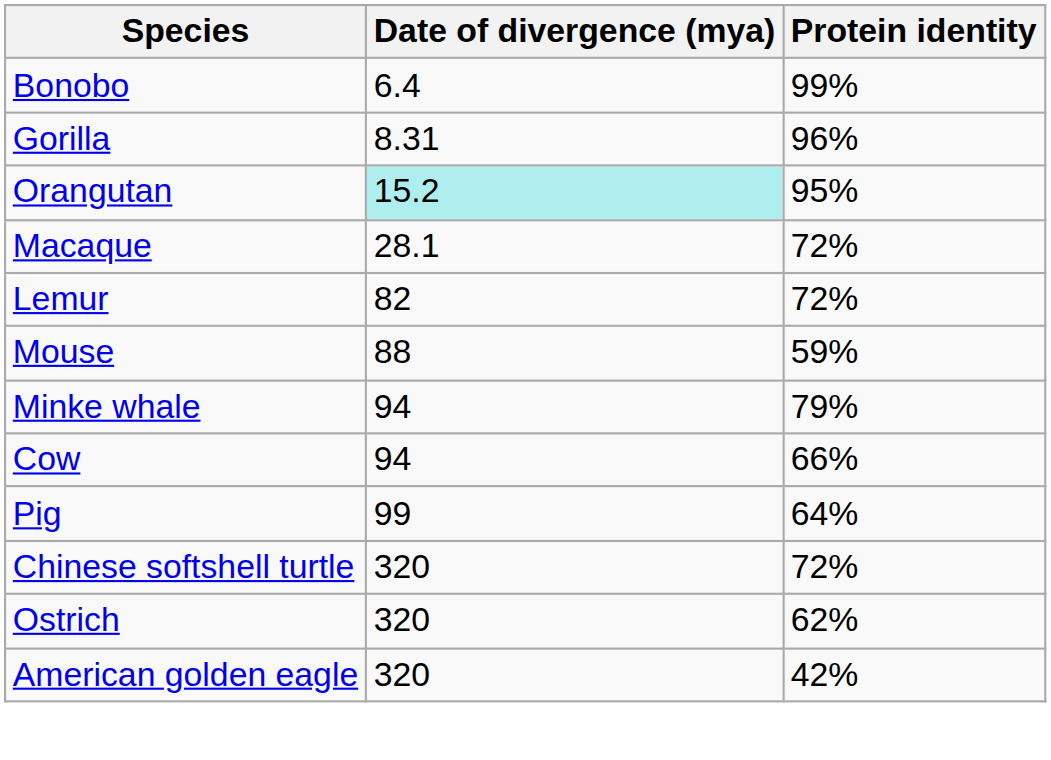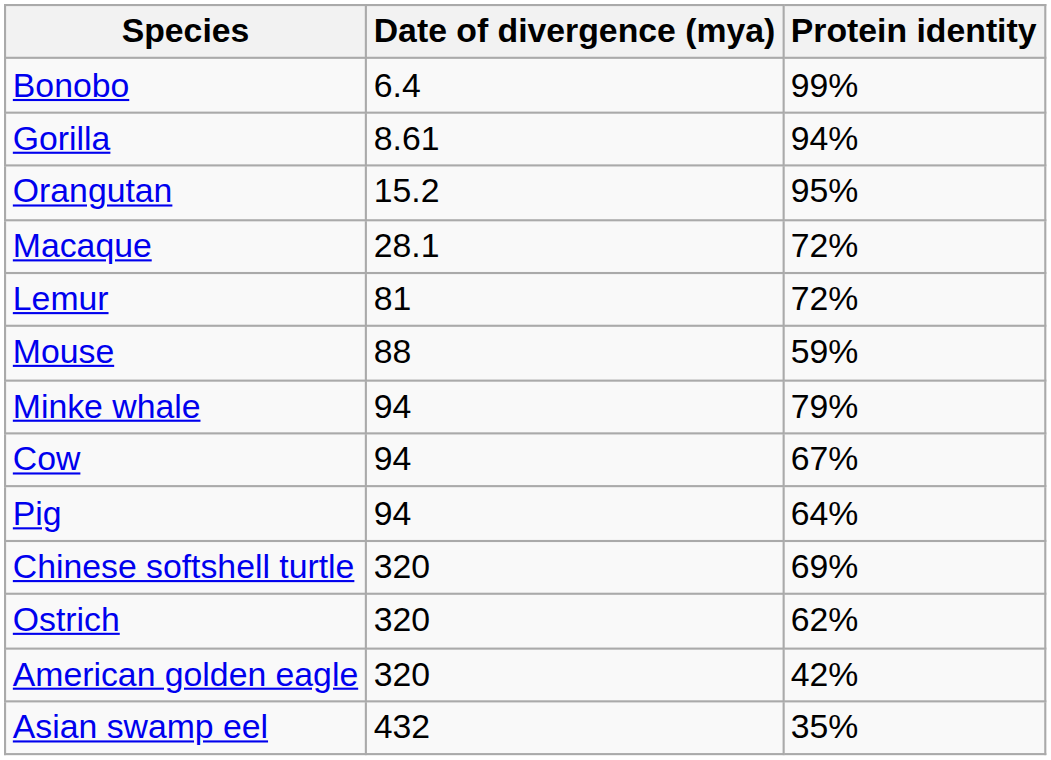(407, 138) 8.31 -> (407, 138) 8.61
(825, 138) 96% -> (825, 138) 94%
(407, 191) paleturquoise background -> (407, 191) no background
(393, 298) 82 -> (393, 298) 81
(825, 459) 66% -> (825, 459) 67%
(393, 513) 99 -> (393, 513) 94
(825, 566) 72% -> (825, 566) 69%
+ row: (140, 727)
